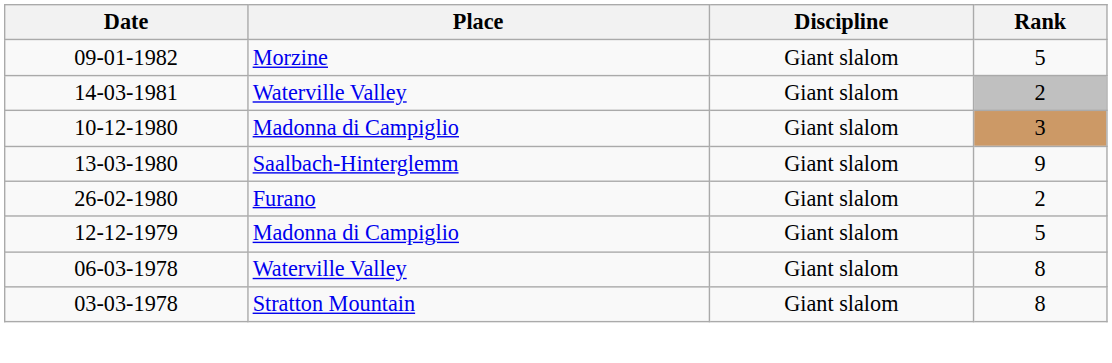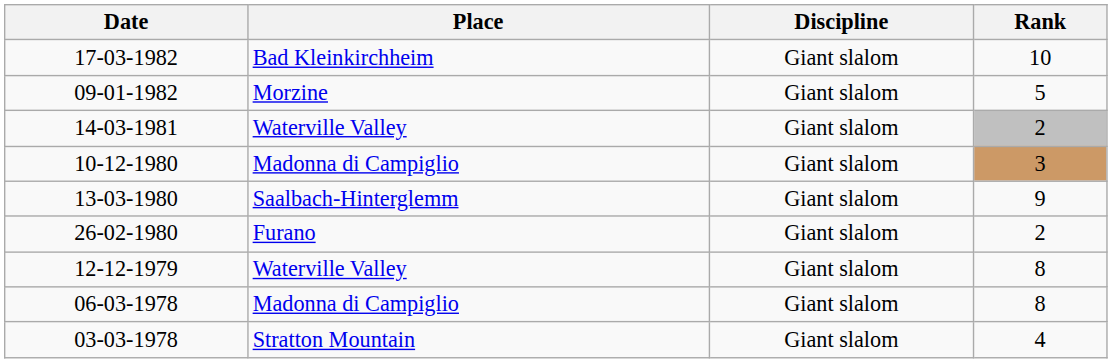+ row: (126, 57)
(356, 233) Madonna di Campiglio -> (330, 269) Waterville Valley
(1040, 233) 5 -> (1040, 269) 8
(330, 269) Waterville Valley -> (356, 304) Madonna di Campiglio
(1040, 304) 8 -> (1040, 339) 4
